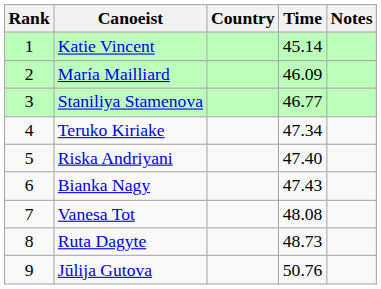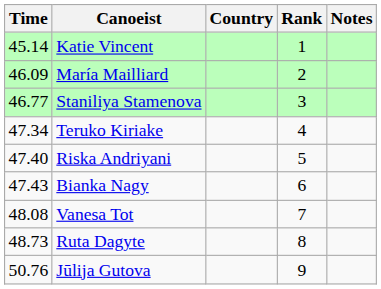columns swapped: (29, 18) <-> (303, 18)
